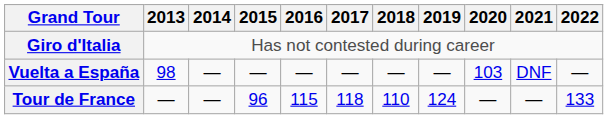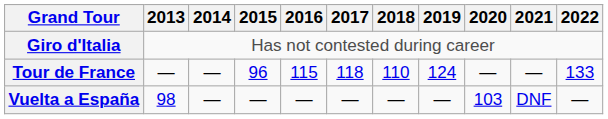rows swapped: (74, 99) <-> (74, 72)
